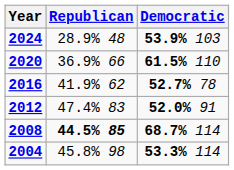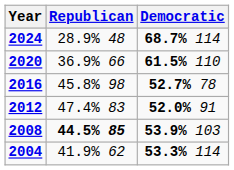(183, 40) 53.9% 103 -> (183, 40) 68.7% 114
(91, 85) 41.9% 62 -> (91, 85) 45.8% 98
(183, 131) 68.7% 114 -> (183, 131) 53.9% 103
(91, 153) 45.8% 98 -> (91, 153) 41.9% 62
